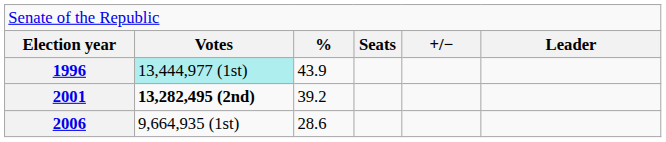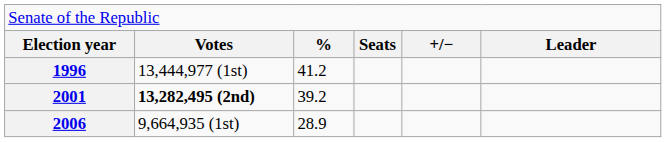(193, 70) paleturquoise background -> (193, 70) no background
(312, 70) 43.9 -> (312, 70) 41.2
(312, 123) 28.6 -> (312, 123) 28.9
